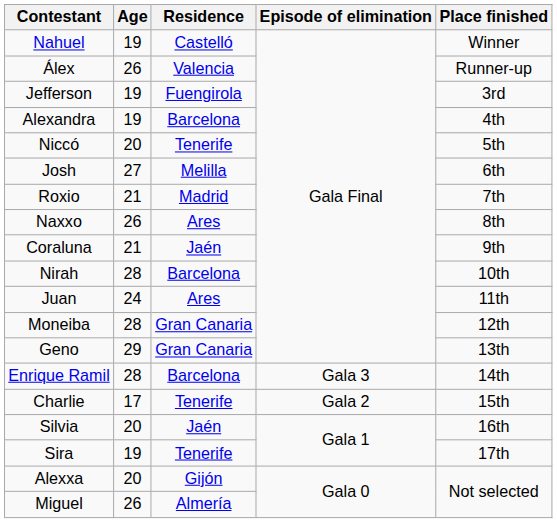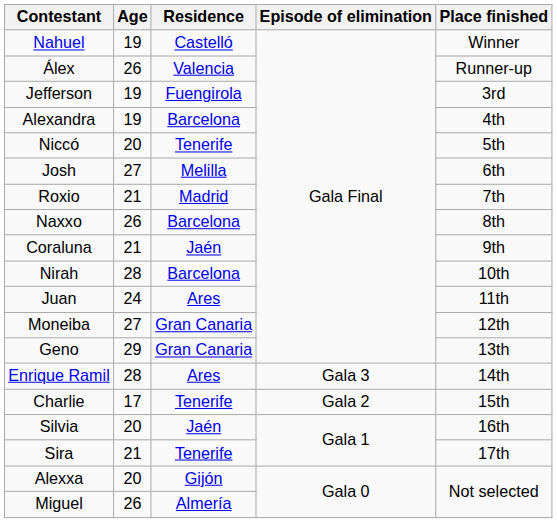(204, 222) Ares -> (204, 222) Barcelona
(132, 324) 28 -> (132, 324) 27
(204, 376) Barcelona -> (204, 376) Ares
(132, 453) 19 -> (132, 453) 21
